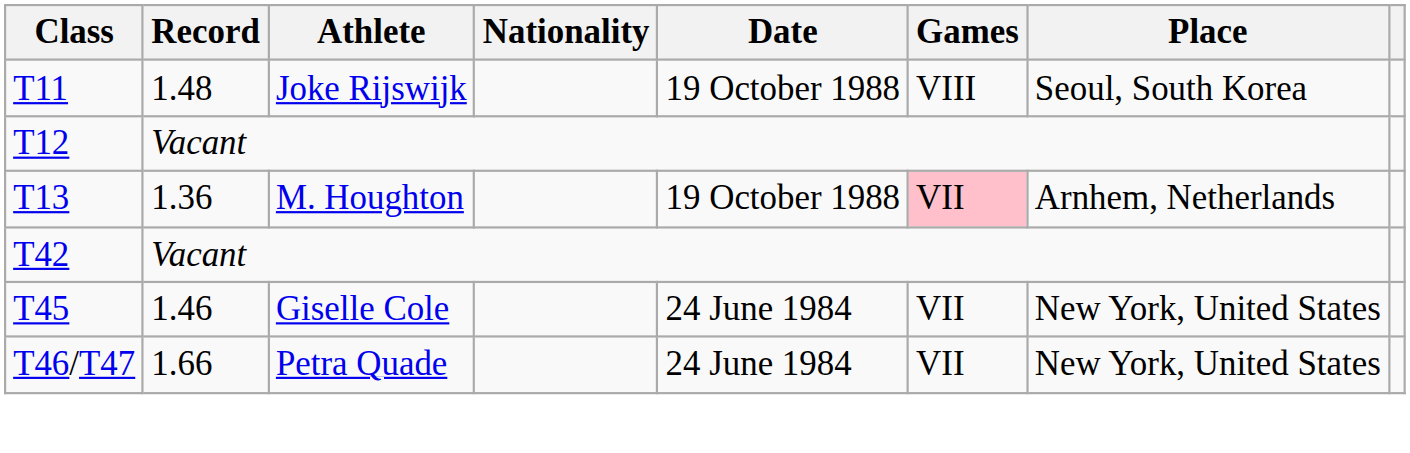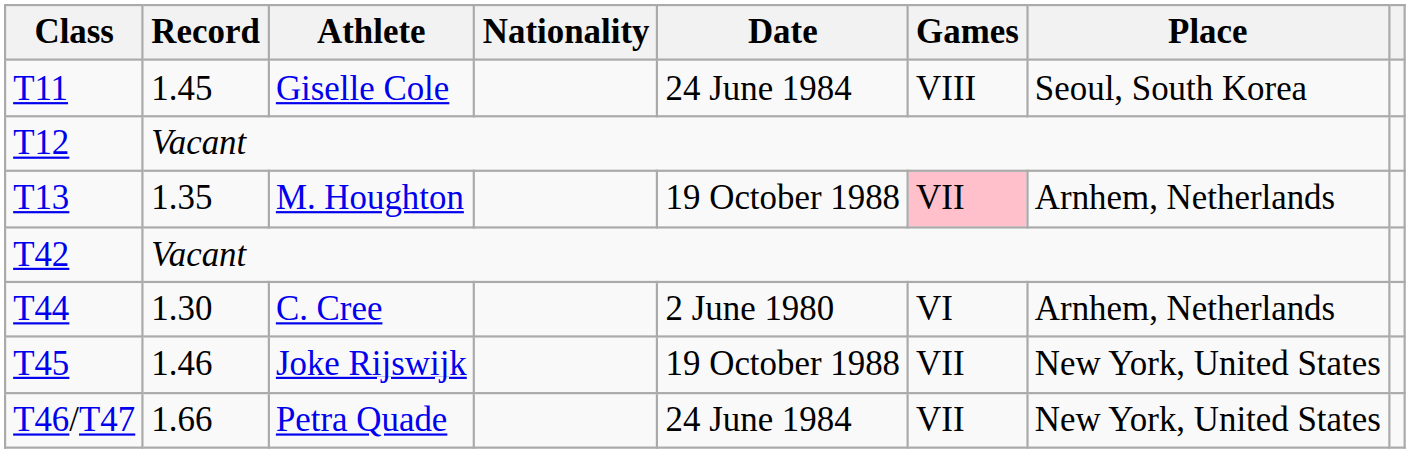(182, 87) 1.48 -> (182, 87) 1.45
(371, 87) Joke Rijswijk -> (363, 87) Giselle Cole
(783, 87) 19 October 1988 -> (759, 87) 24 June 1984
(182, 198) 1.36 -> (182, 198) 1.35
+ row: (41, 308)
(363, 308) Giselle Cole -> (371, 364) Joke Rijswijk
(759, 308) 24 June 1984 -> (783, 364) 19 October 1988
